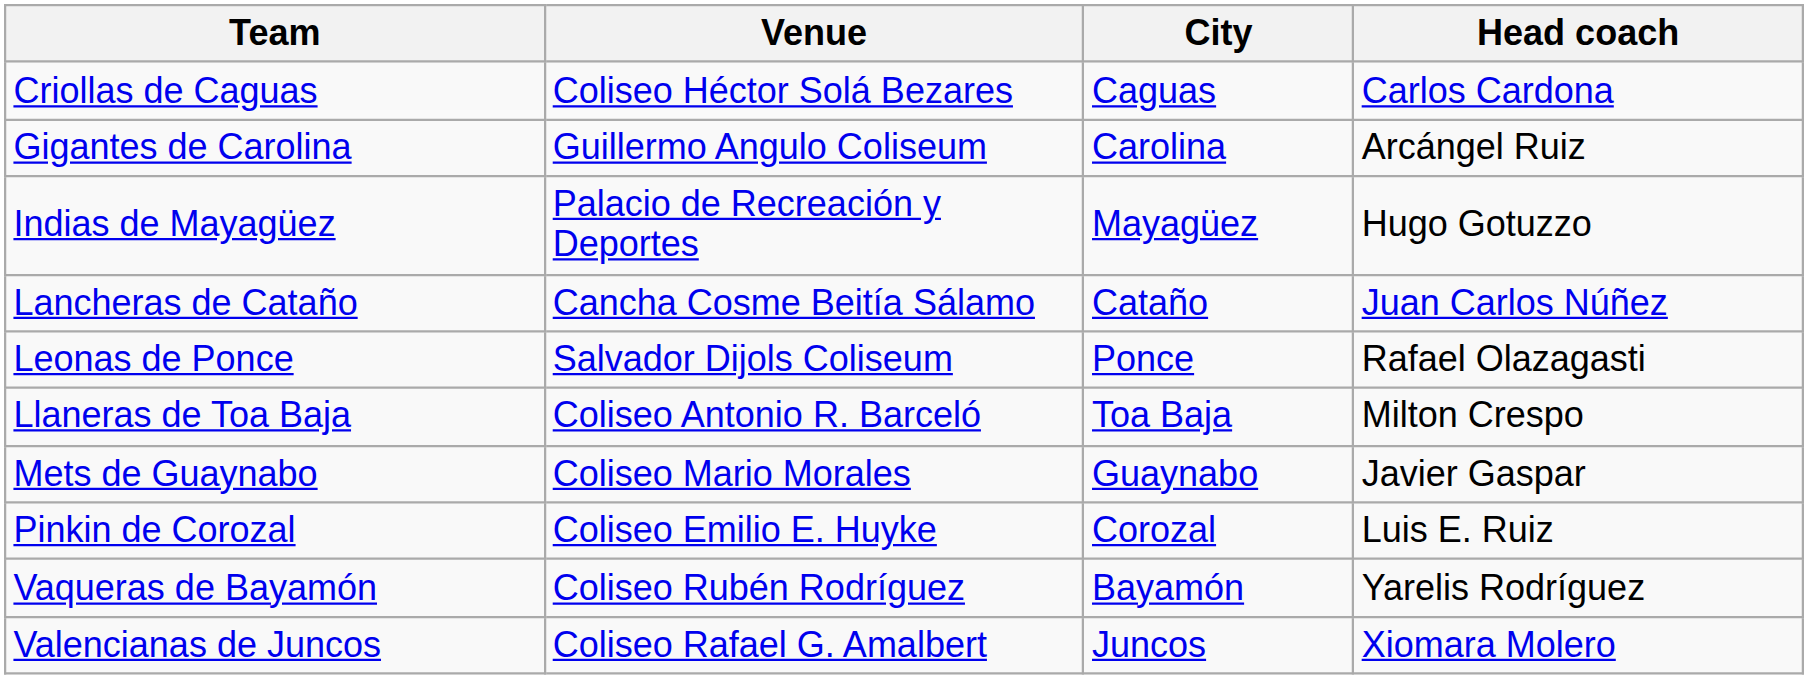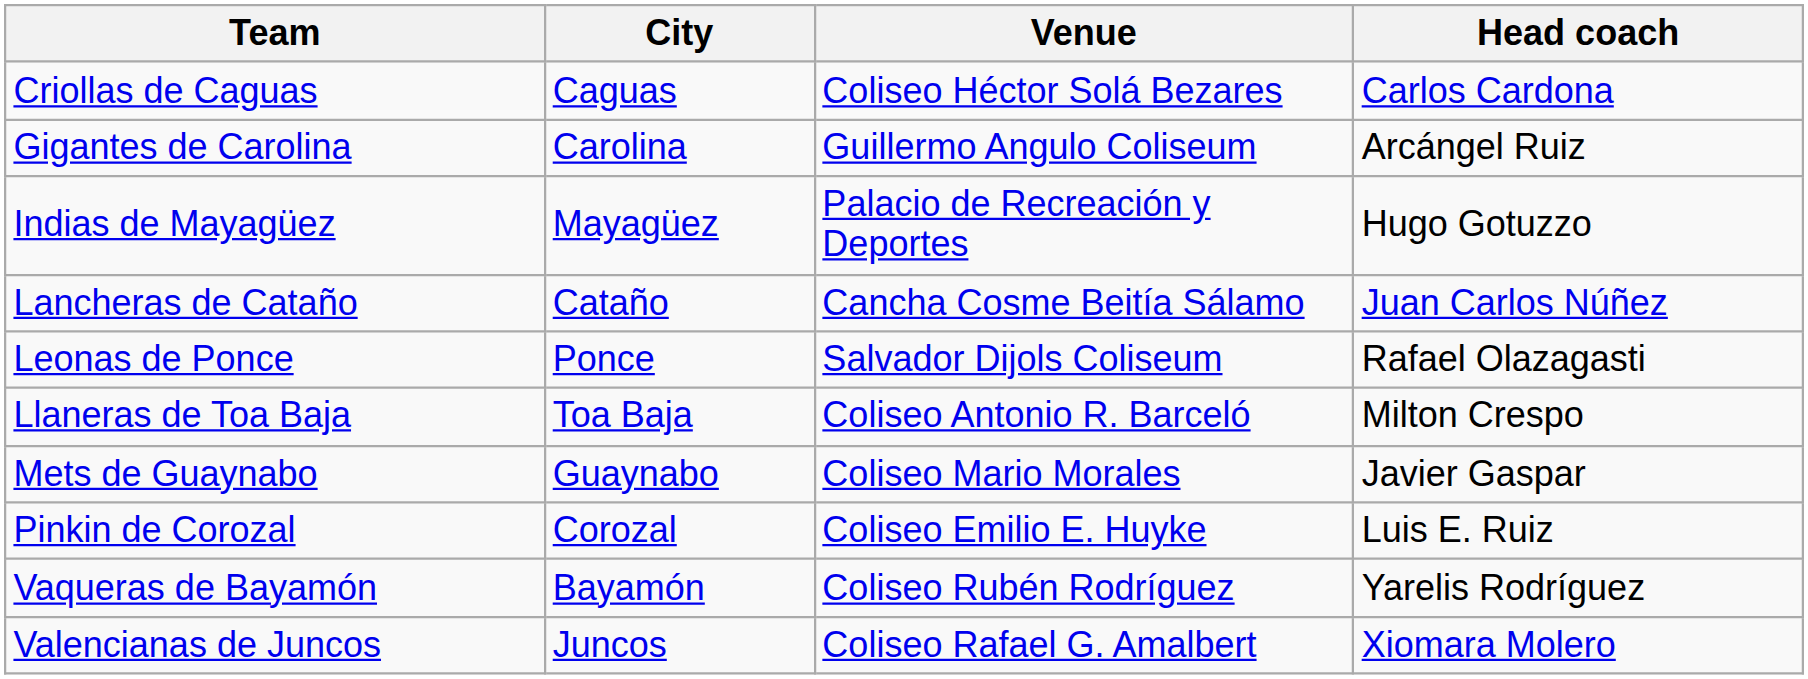columns swapped: (1219, 33) <-> (814, 33)
